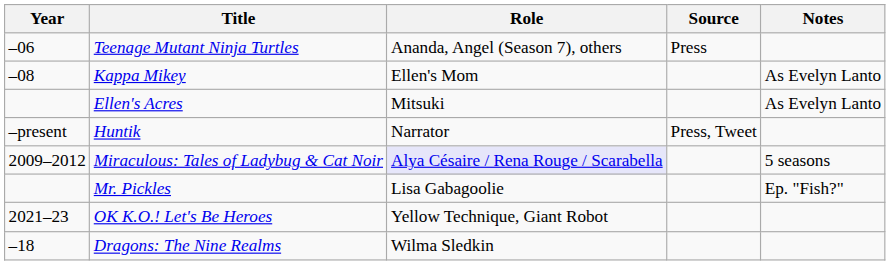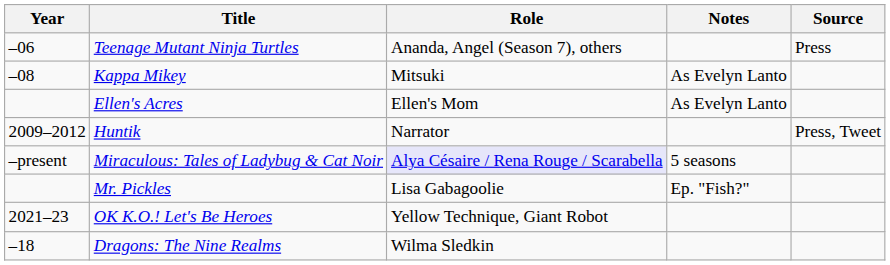columns swapped: (823, 18) <-> (714, 18)
(435, 75) Ellen's Mom -> (418, 75) Mitsuki
(418, 103) Mitsuki -> (435, 103) Ellen's Mom
(38, 132) –present -> (47, 132) 2009–2012
(47, 160) 2009–2012 -> (38, 160) –present
